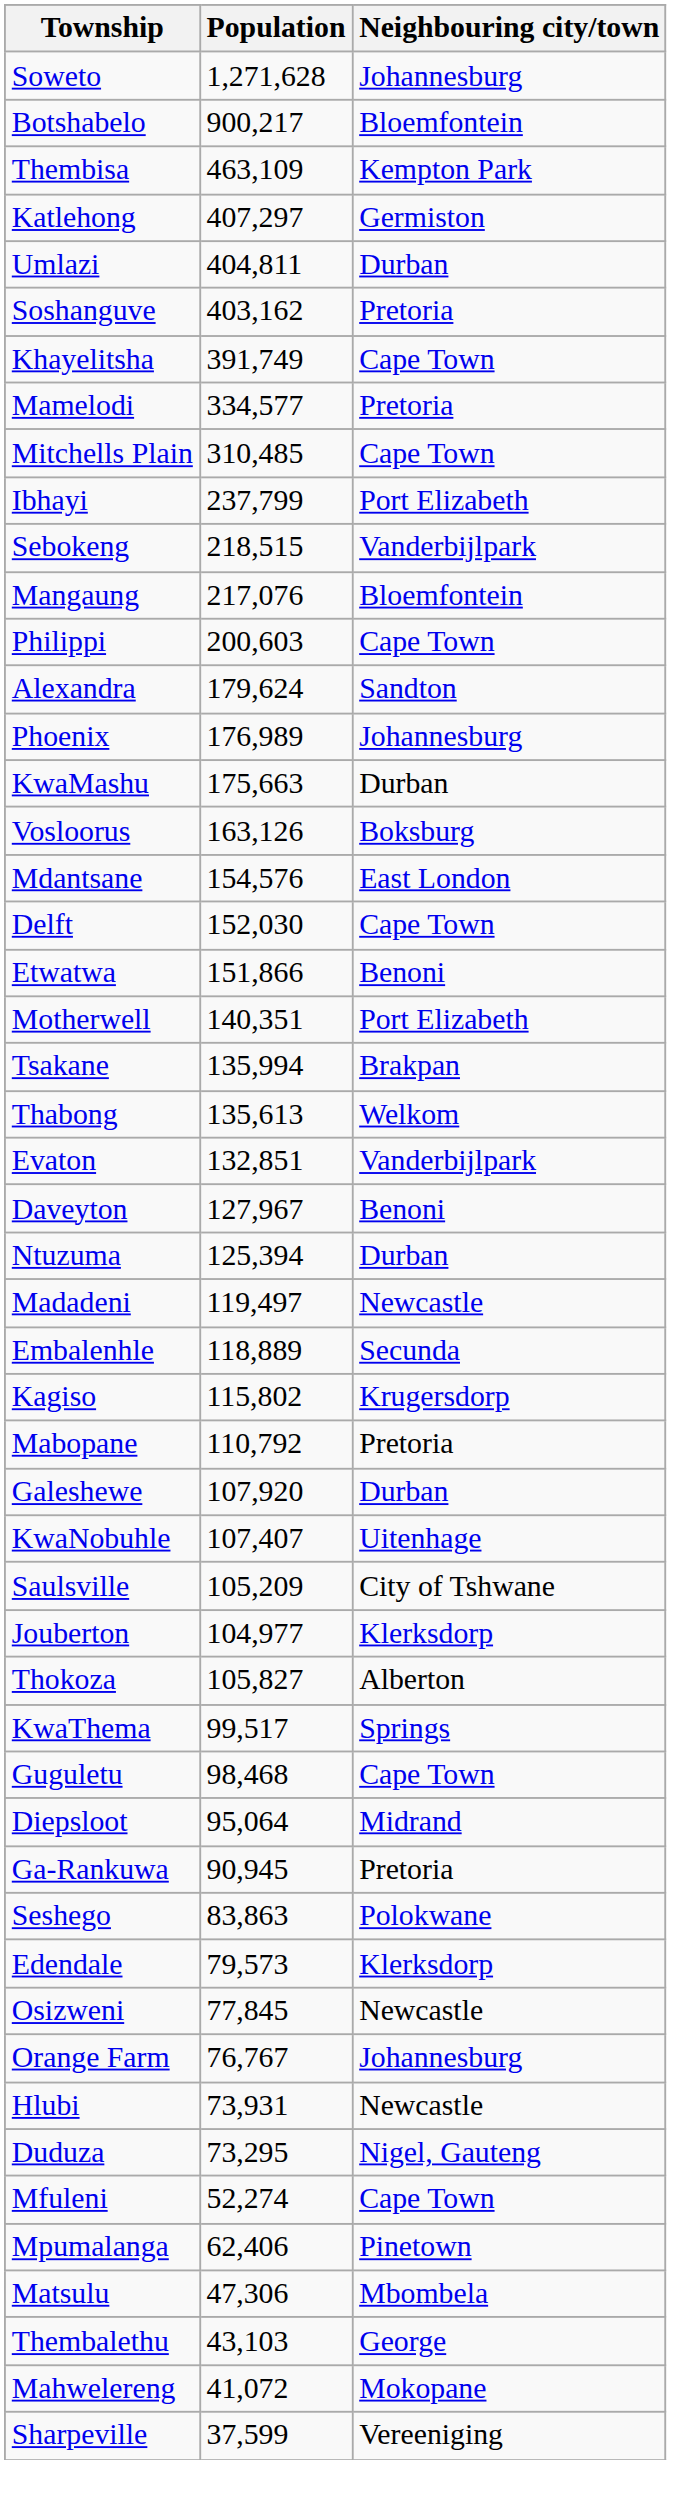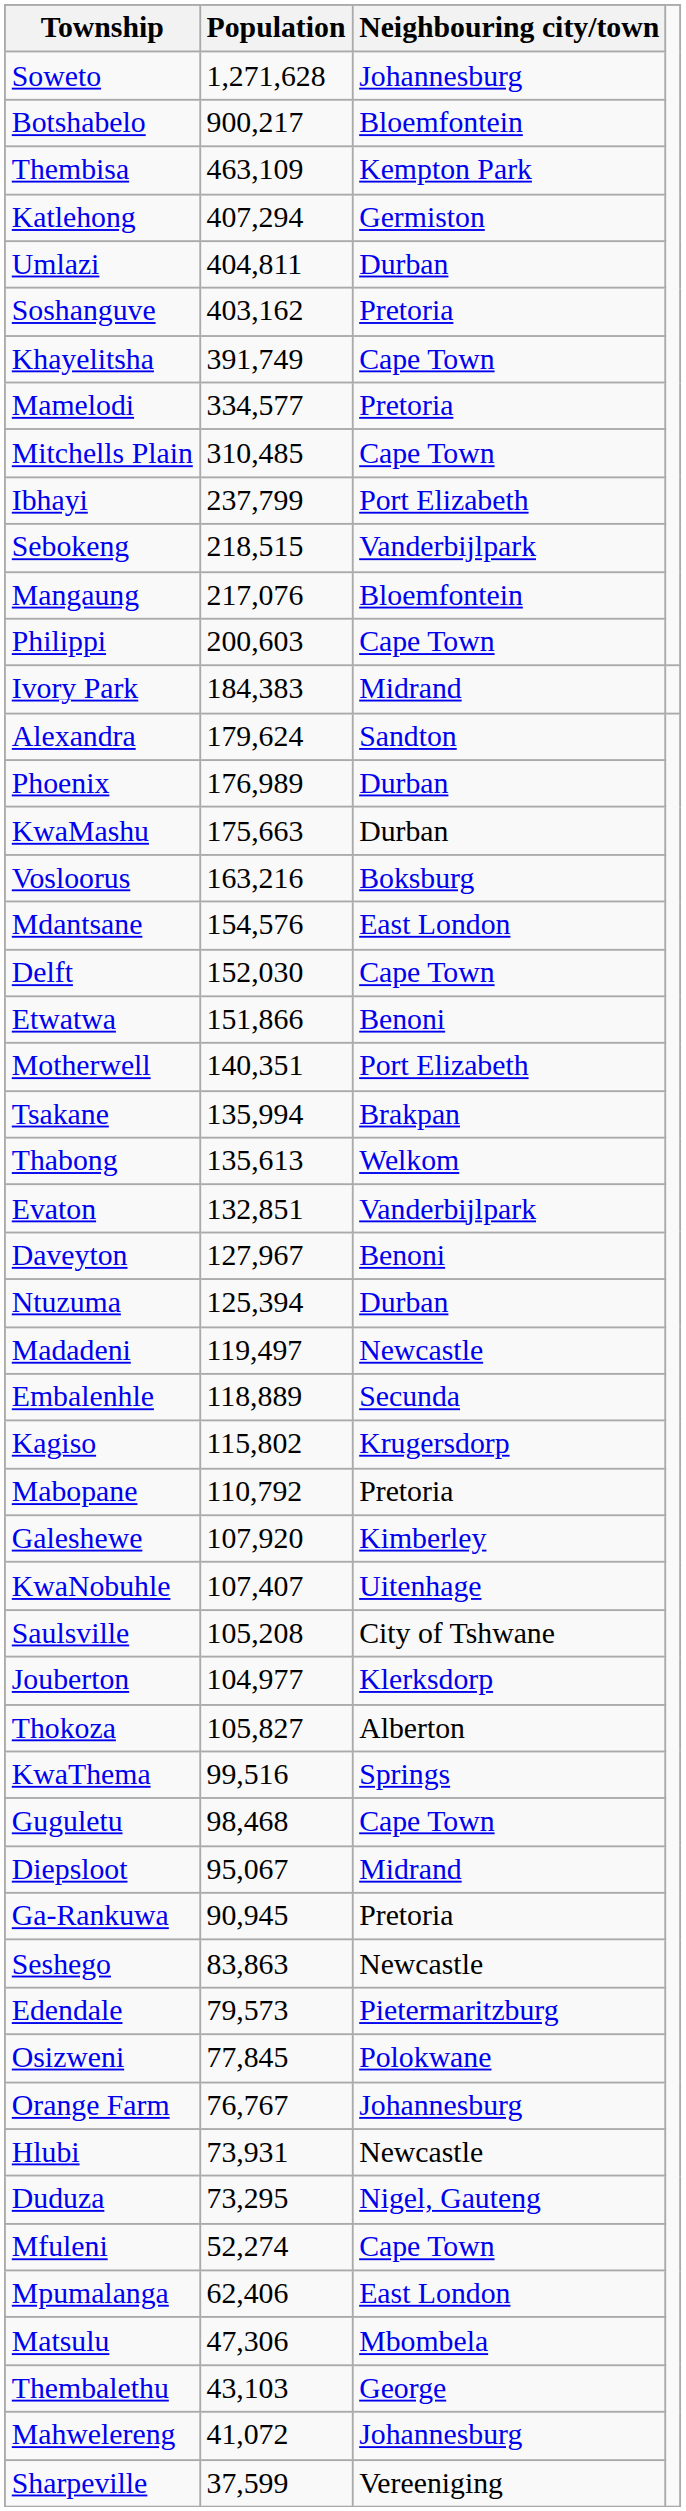(255, 216) 407,297 -> (255, 216) 407,294
+ row: (75, 688)
(441, 736) Johannesburg -> (404, 783) Durban
(255, 830) 163,126 -> (255, 877) 163,216
(404, 1491) Durban -> (423, 1538) Kimberley
(255, 1585) 105,209 -> (255, 1632) 105,208
(247, 1727) 99,517 -> (247, 1774) 99,516
(247, 1821) 95,064 -> (247, 1868) 95,067
(425, 1915) Polokwane -> (421, 1963) Newcastle
(426, 1963) Klerksdorp -> (459, 2010) Pietermaritzburg
(421, 2010) Newcastle -> (425, 2057) Polokwane
(415, 2246) Pinetown -> (435, 2293) East London
(423, 2387) Mokopane -> (441, 2435) Johannesburg
